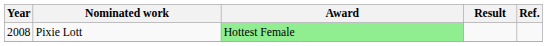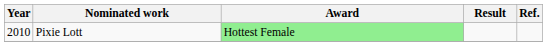(19, 32) 2008 -> (19, 32) 2010
